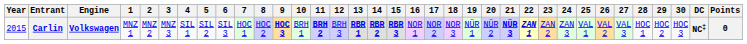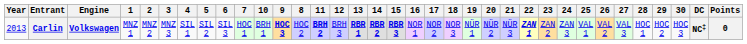columns swapped: (263, 11) <-> (301, 11)
(16, 29) 2015 -> (16, 29) 2013
(510, 29) bold -> (510, 29) normal
